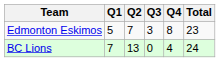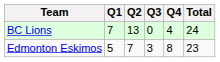rows swapped: (54, 30) <-> (29, 48)
